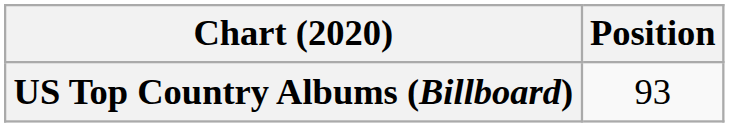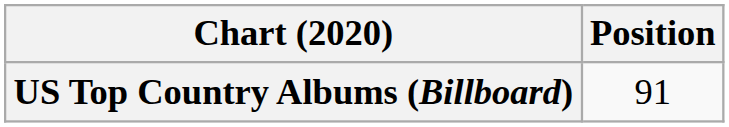(653, 91) 93 -> (653, 91) 91
